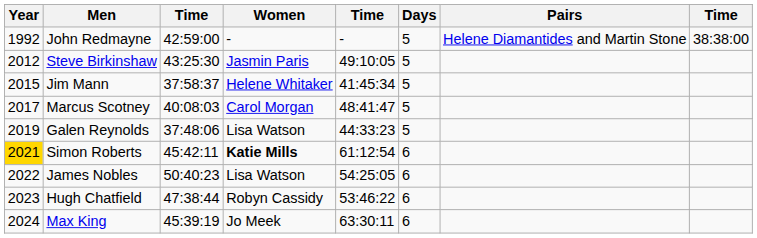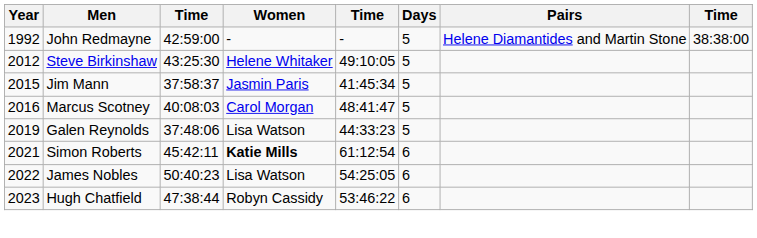(267, 61) Jasmin Paris -> (279, 61) Helene Whitaker
(279, 84) Helene Whitaker -> (267, 84) Jasmin Paris
(24, 107) 2017 -> (24, 107) 2016
(24, 152) gold background -> (24, 152) no background
- row: (76, 221)
